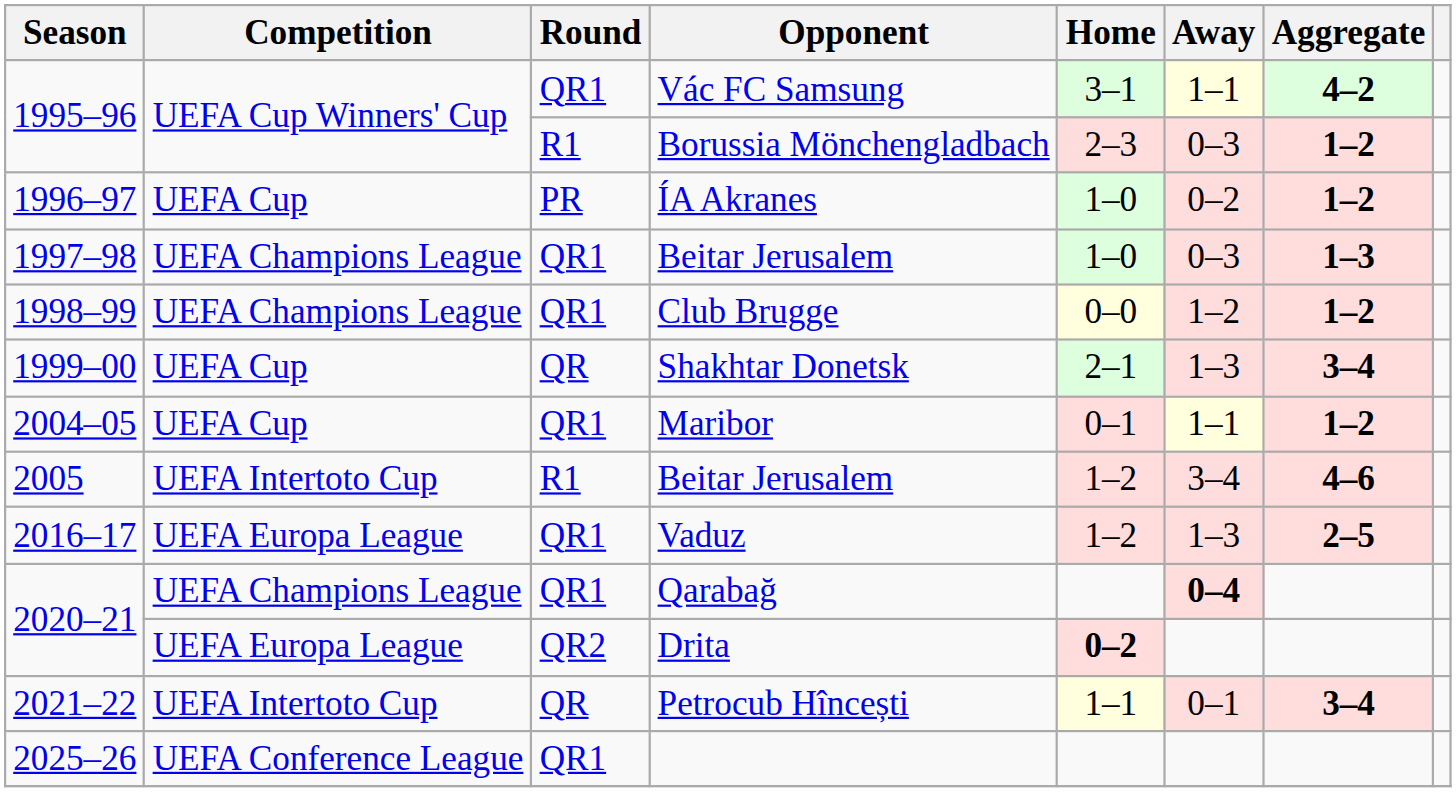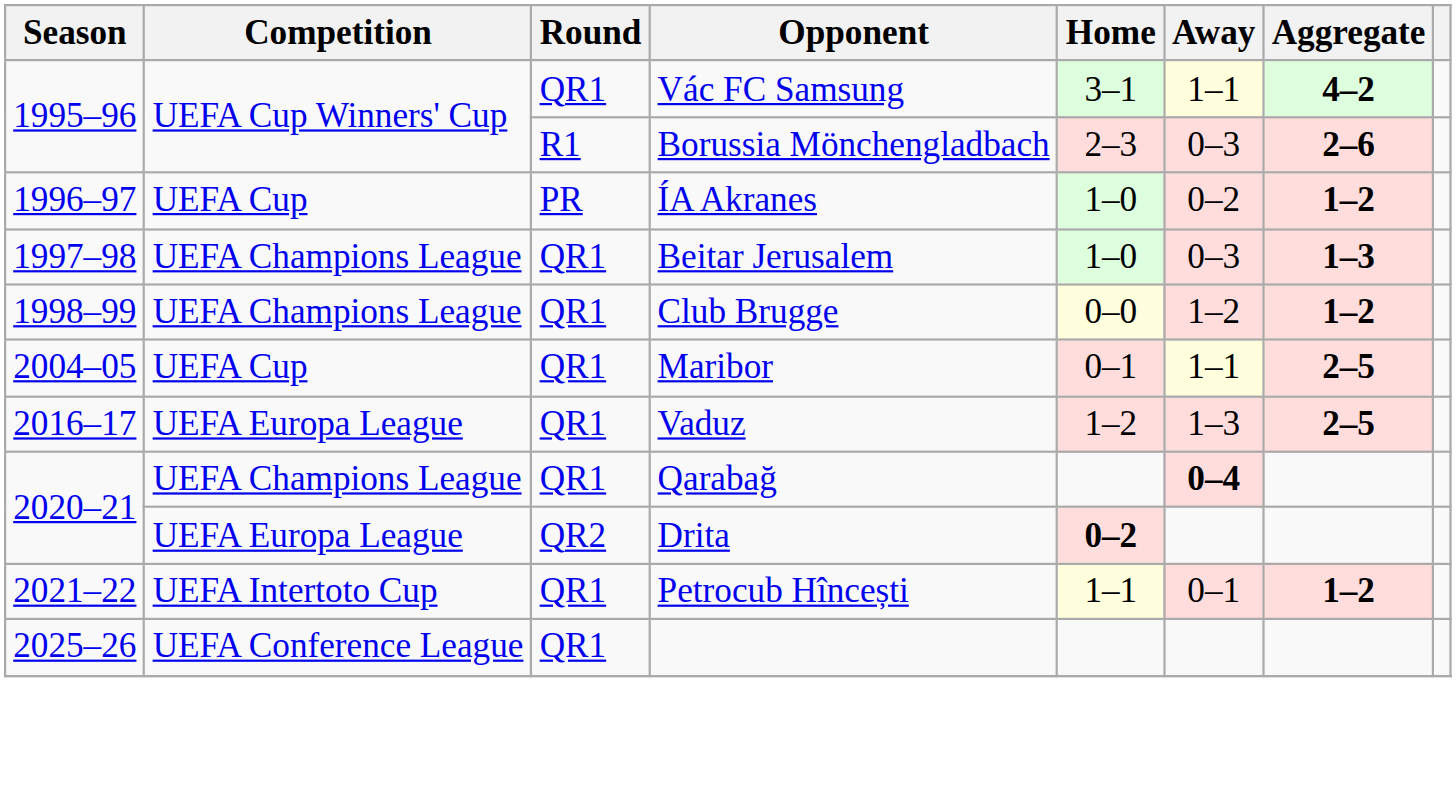(1349, 144) 1–2 -> (1349, 144) 2–6
- row: (75, 367)
(1349, 423) 1–2 -> (1349, 367) 2–5
- row: (48, 479)
(564, 702) QR -> (573, 590) QR1
(1349, 702) 3–4 -> (1349, 590) 1–2
